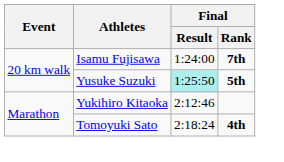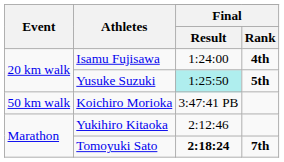(236, 59) 7th -> (260, 59) 4th
+ row: (124, 103)
(194, 125) normal -> (208, 146) bold
(236, 125) 4th -> (260, 146) 7th
